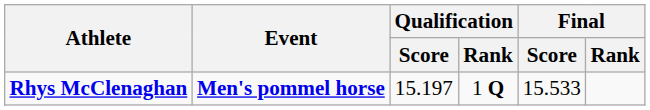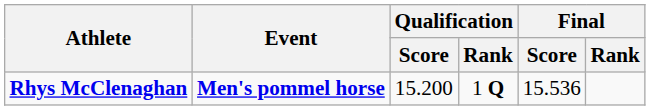(424, 88) 15.197 -> (424, 88) 15.200
(552, 88) 15.533 -> (552, 88) 15.536
